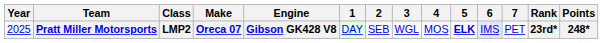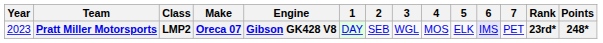(19, 29) 2025 -> (19, 29) 2023
(464, 29) bold -> (464, 29) normal
